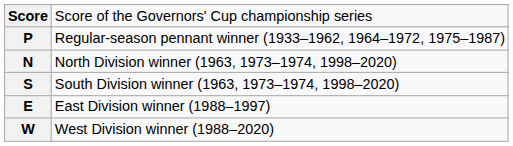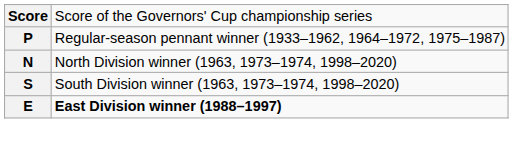(163, 106) normal -> (168, 106) bold
- row: (28, 129)
